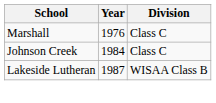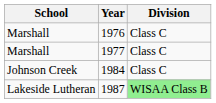+ row: (113, 51)
(169, 70) no background -> (169, 88) lightgreen background
